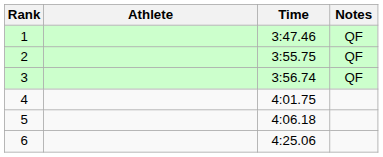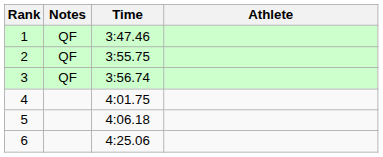columns swapped: (151, 15) <-> (354, 15)
